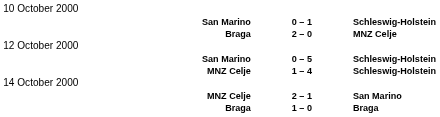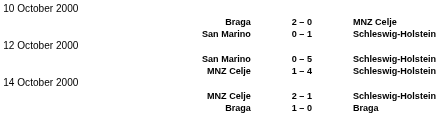rows swapped: (238, 33) <-> (226, 21)
(377, 96) San Marino -> (394, 96) Schleswig-Holstein
